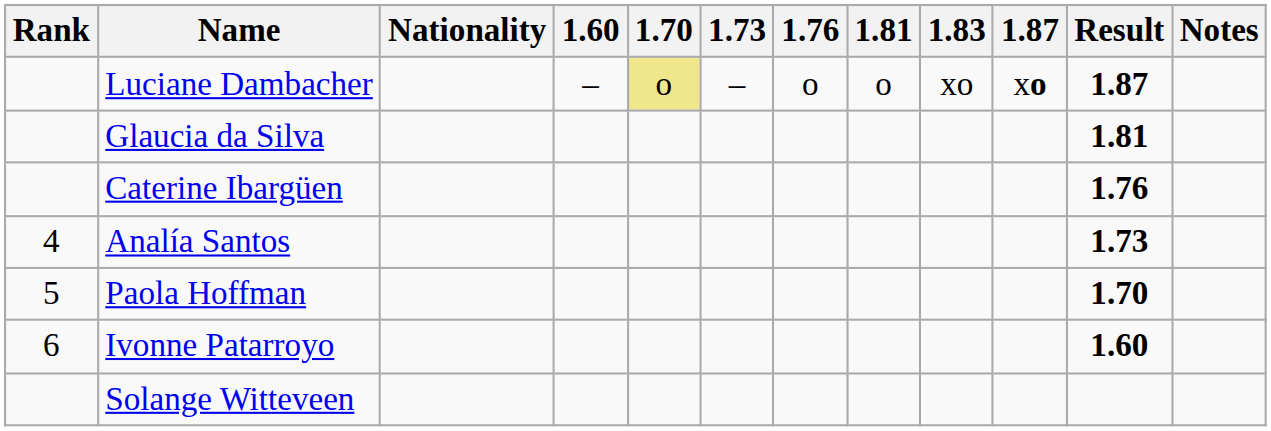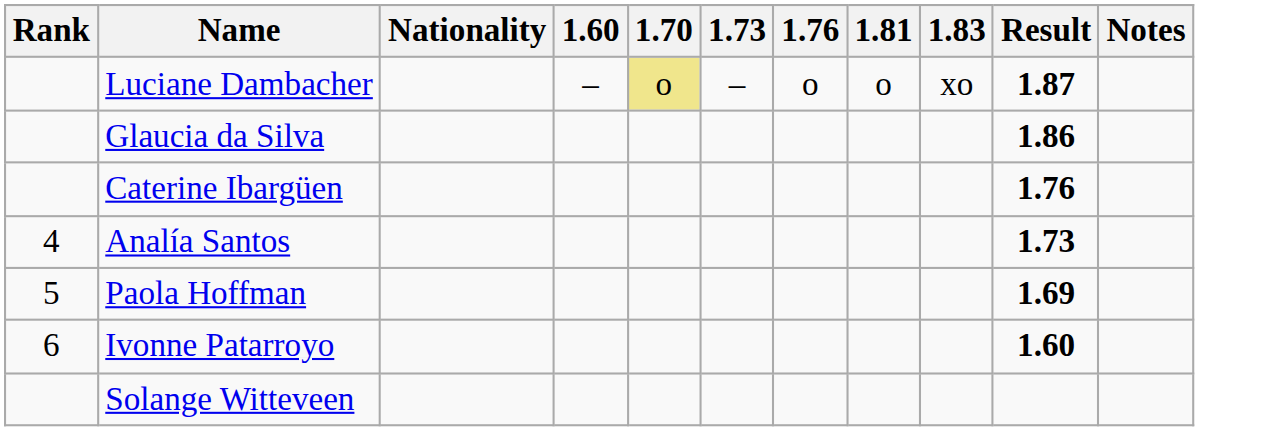- column: (1030, 30)
(1119, 135) 1.81 -> (1046, 135) 1.86
(1119, 293) 1.70 -> (1046, 293) 1.69
